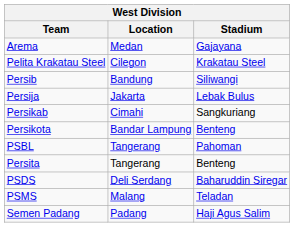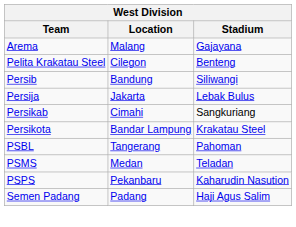(126, 46) Medan -> (128, 46) Malang
(231, 63) Krakatau Steel -> (216, 63) Benteng
(216, 130) Benteng -> (231, 130) Krakatau Steel
- row: (23, 163)
- row: (21, 180)
(128, 197) Malang -> (126, 163) Medan
+ row: (21, 180)
